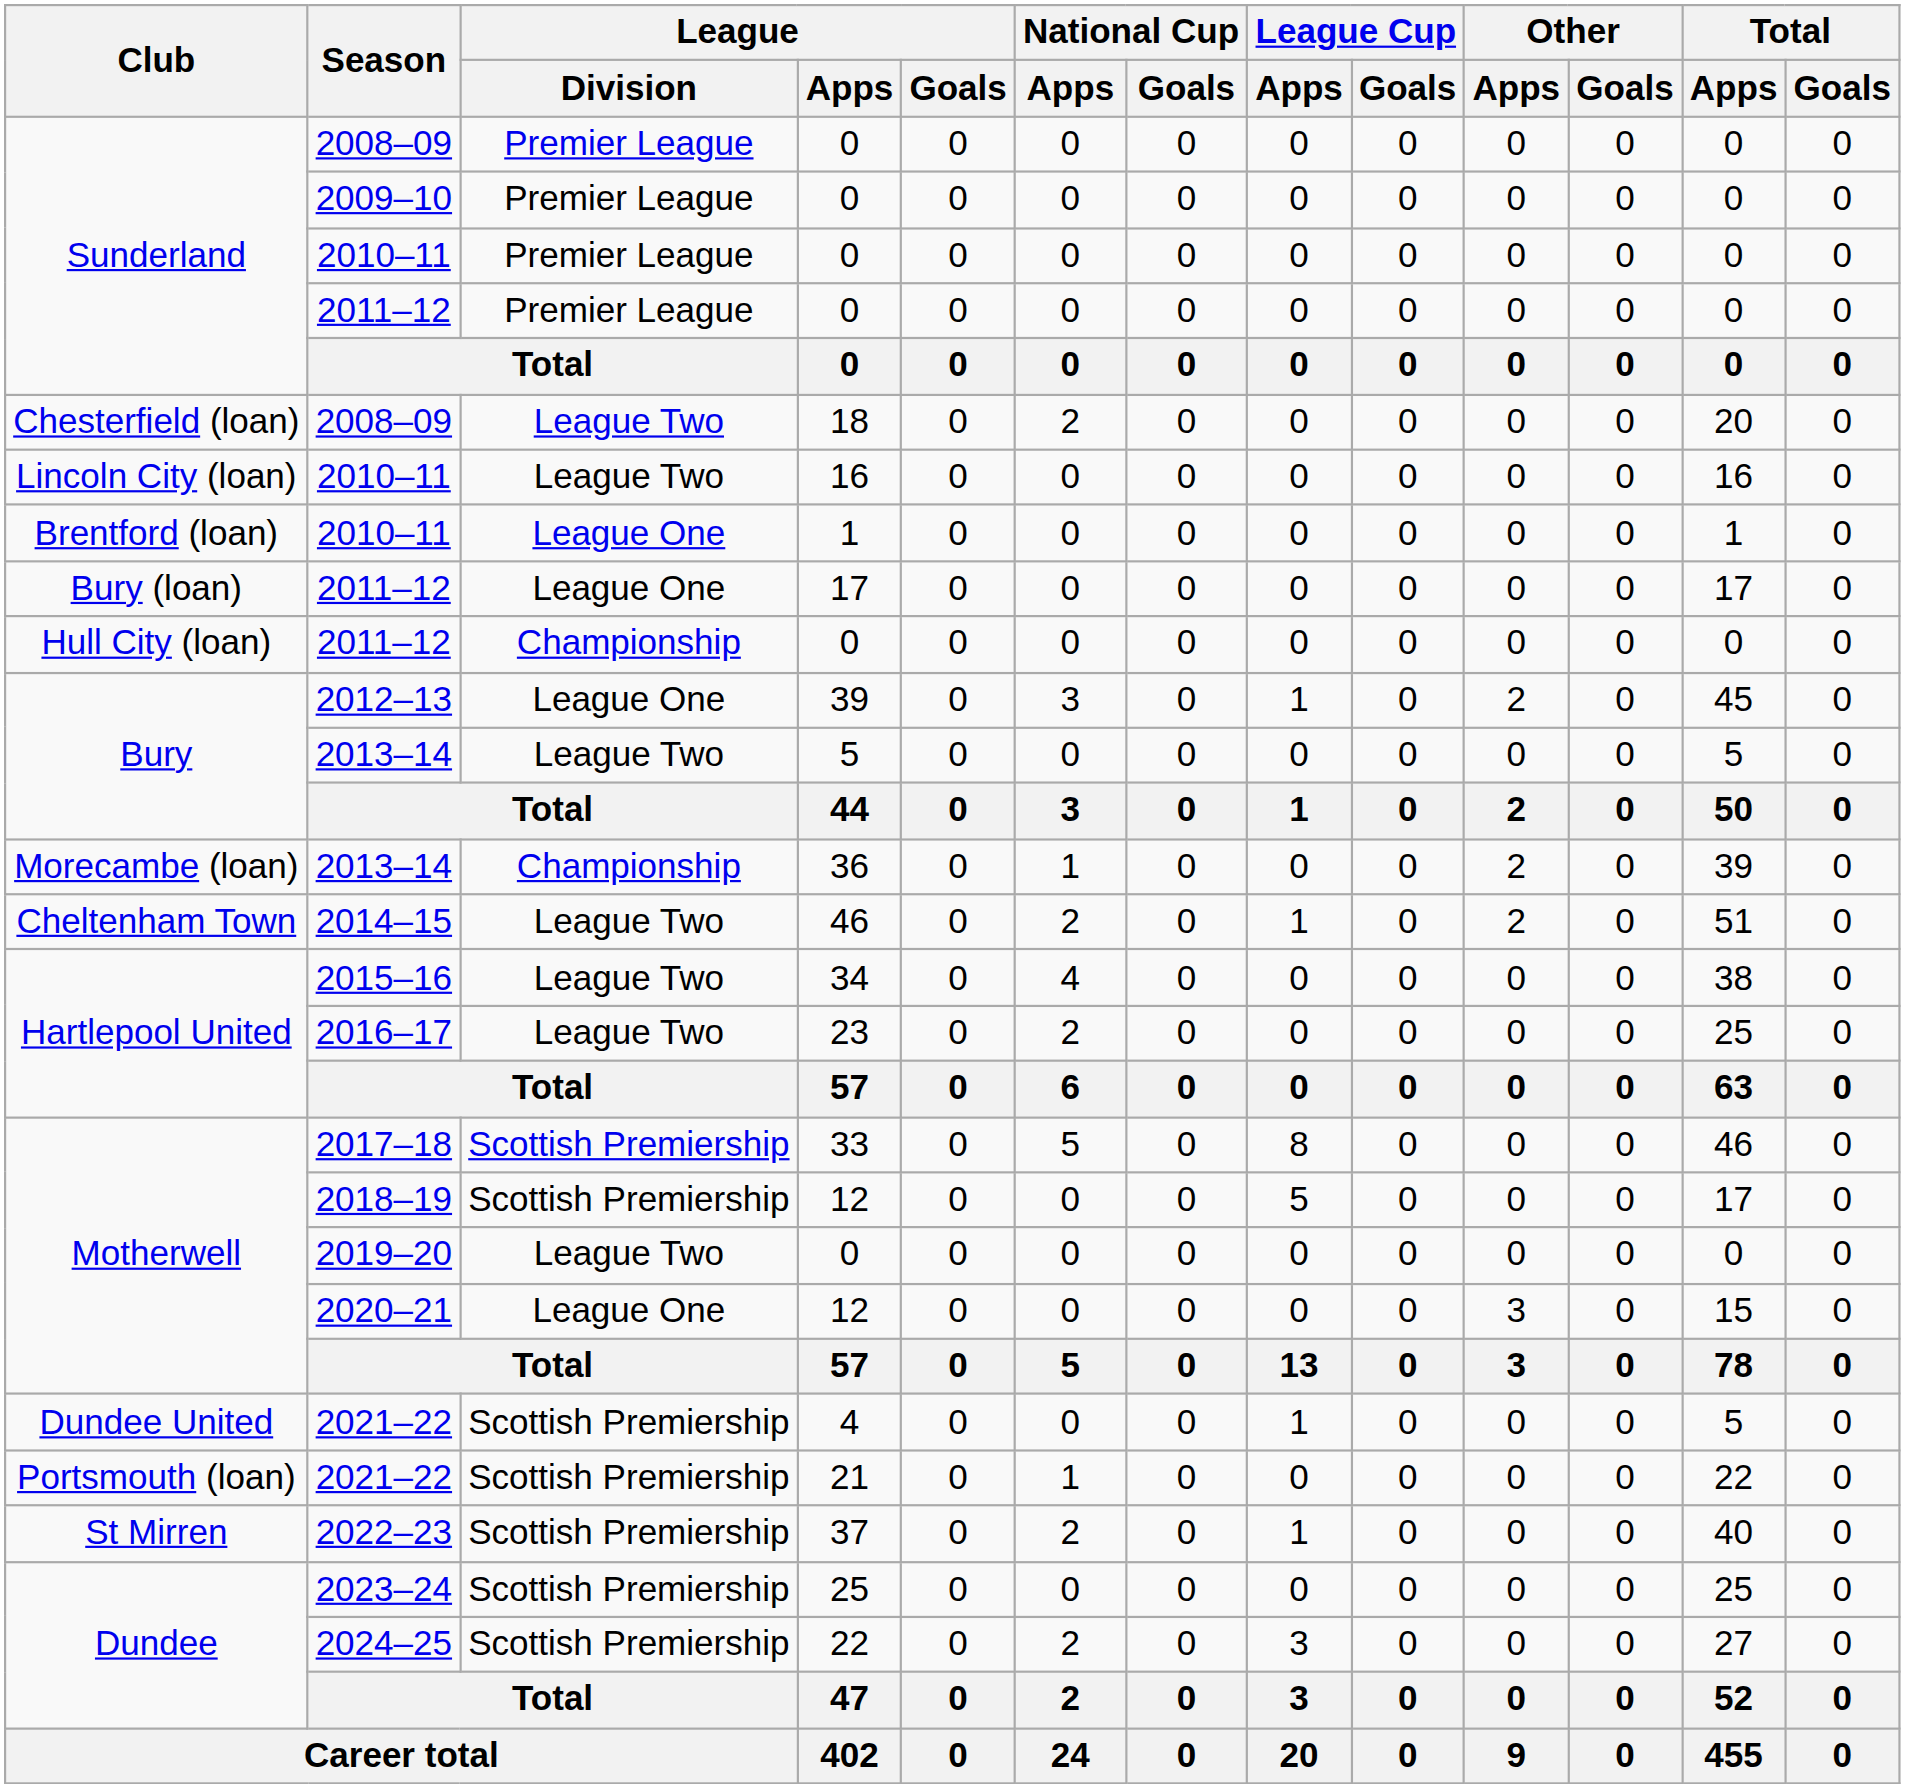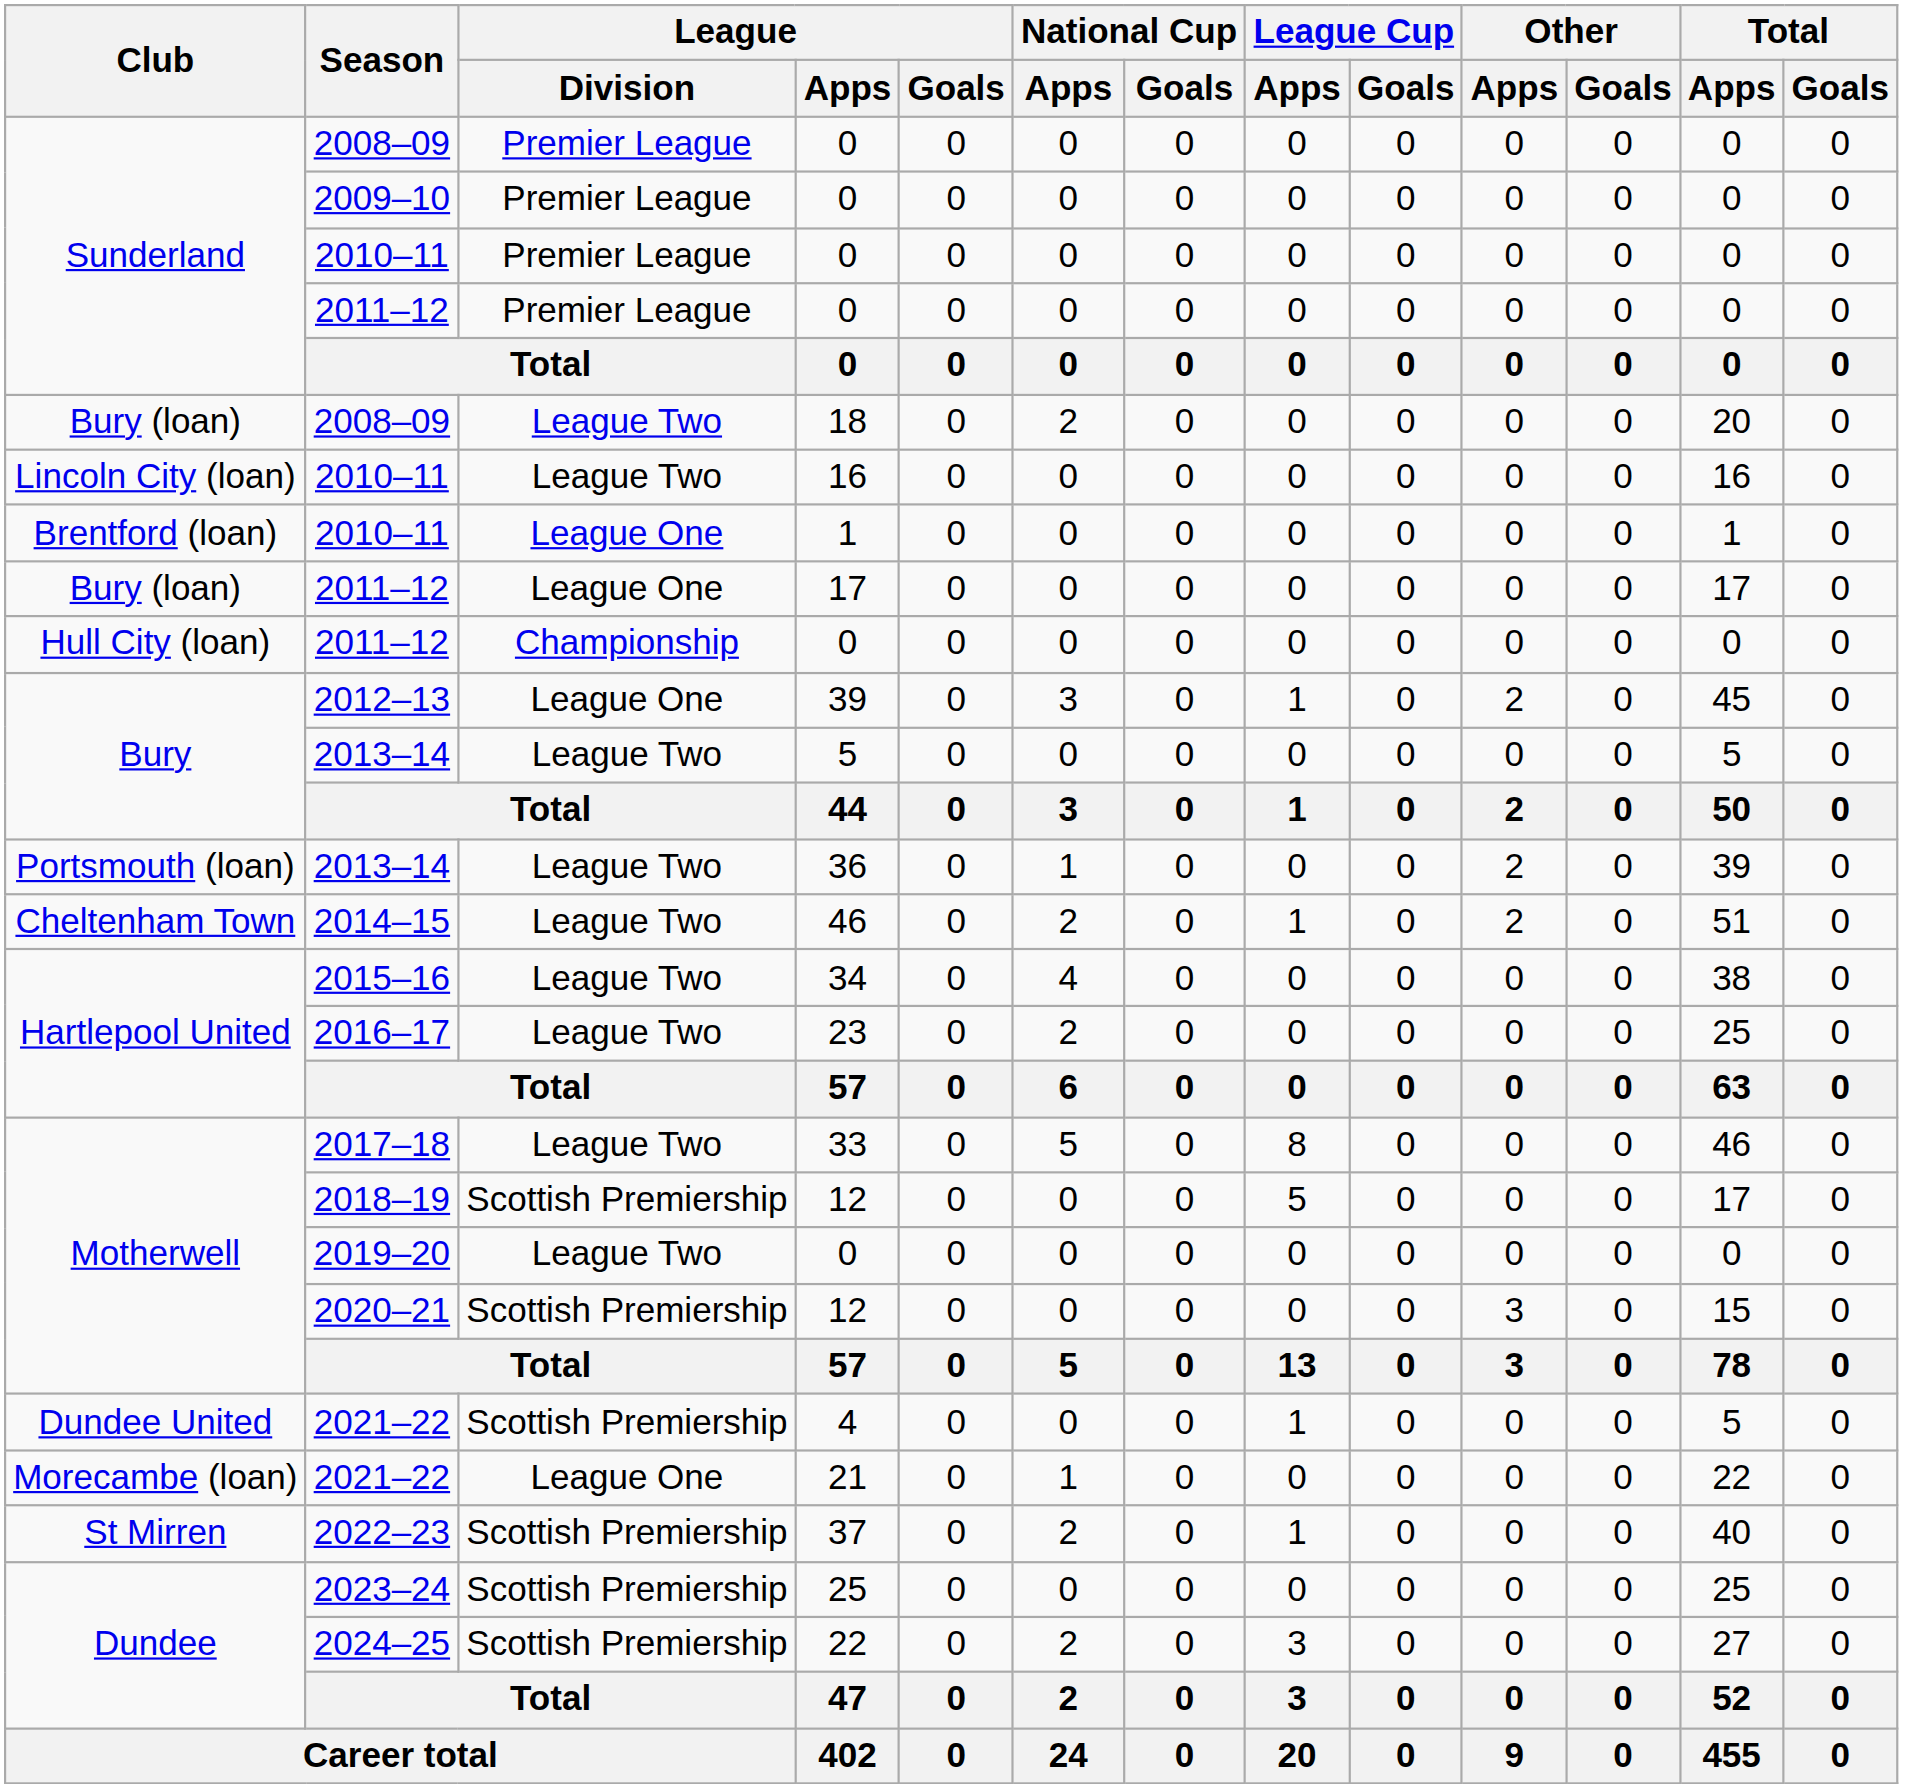(156, 421) Chesterfield (loan) -> (155, 421) Bury (loan)
(156, 865) Morecambe (loan) -> (155, 865) Portsmouth (loan)
(629, 865) Championship -> (627, 865) League Two
(629, 1143) Scottish Premiership -> (627, 1143) League Two
(629, 1310) League One -> (627, 1310) Scottish Premiership
(156, 1477) Portsmouth (loan) -> (155, 1477) Morecambe (loan)
(629, 1477) Scottish Premiership -> (627, 1477) League One
